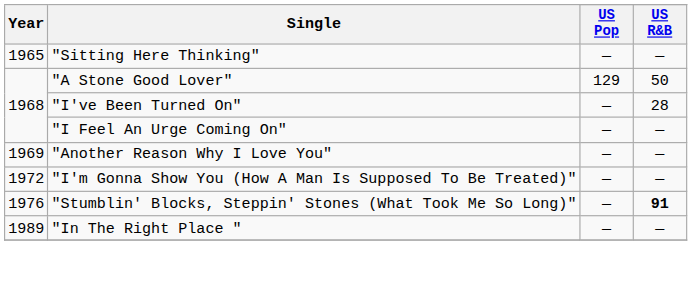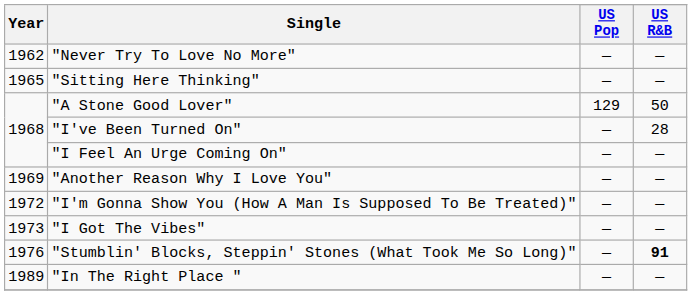+ row: (174, 56)
+ row: (128, 228)
